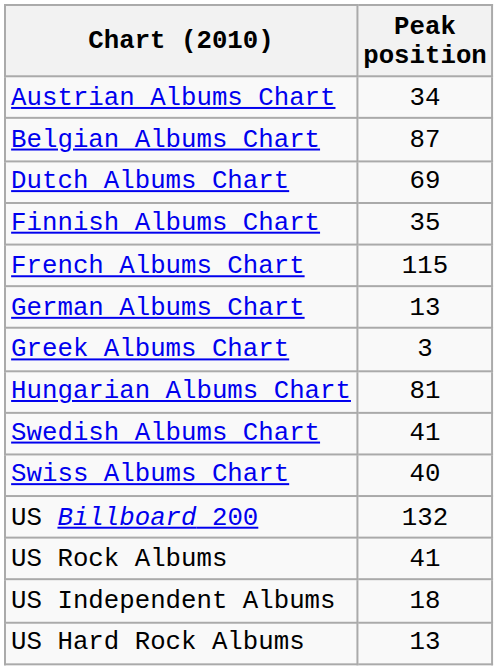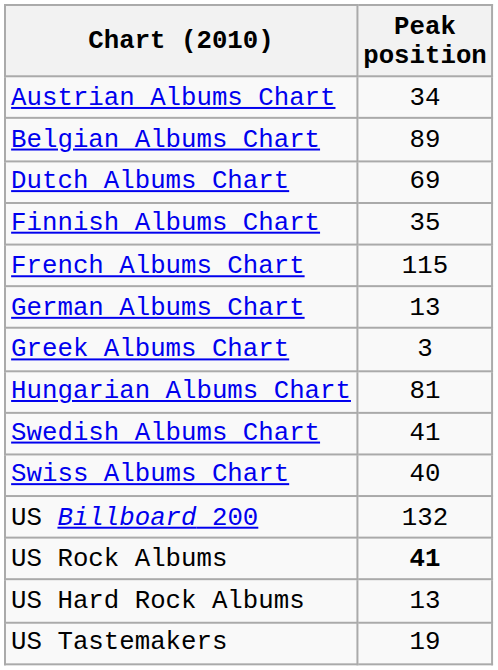(425, 140) 87 -> (425, 140) 89
(425, 559) normal -> (425, 559) bold
- row: (173, 601)
+ row: (119, 643)
